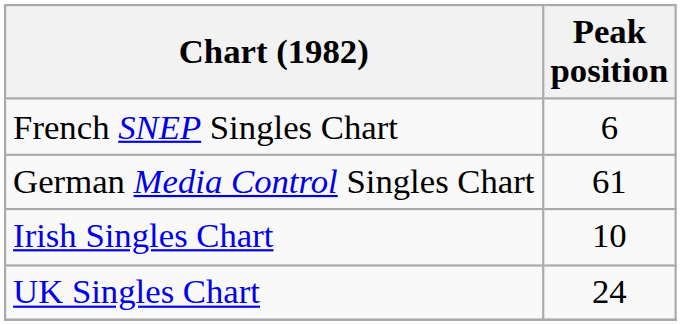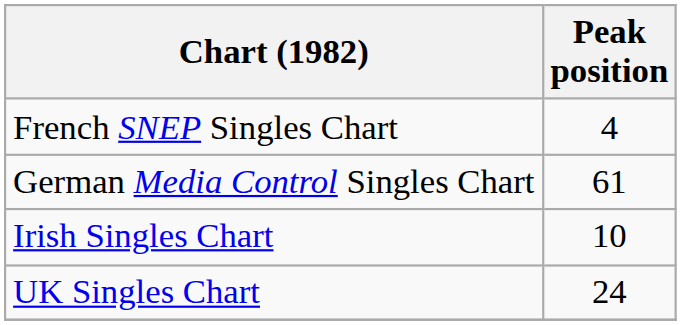(609, 126) 6 -> (609, 126) 4
